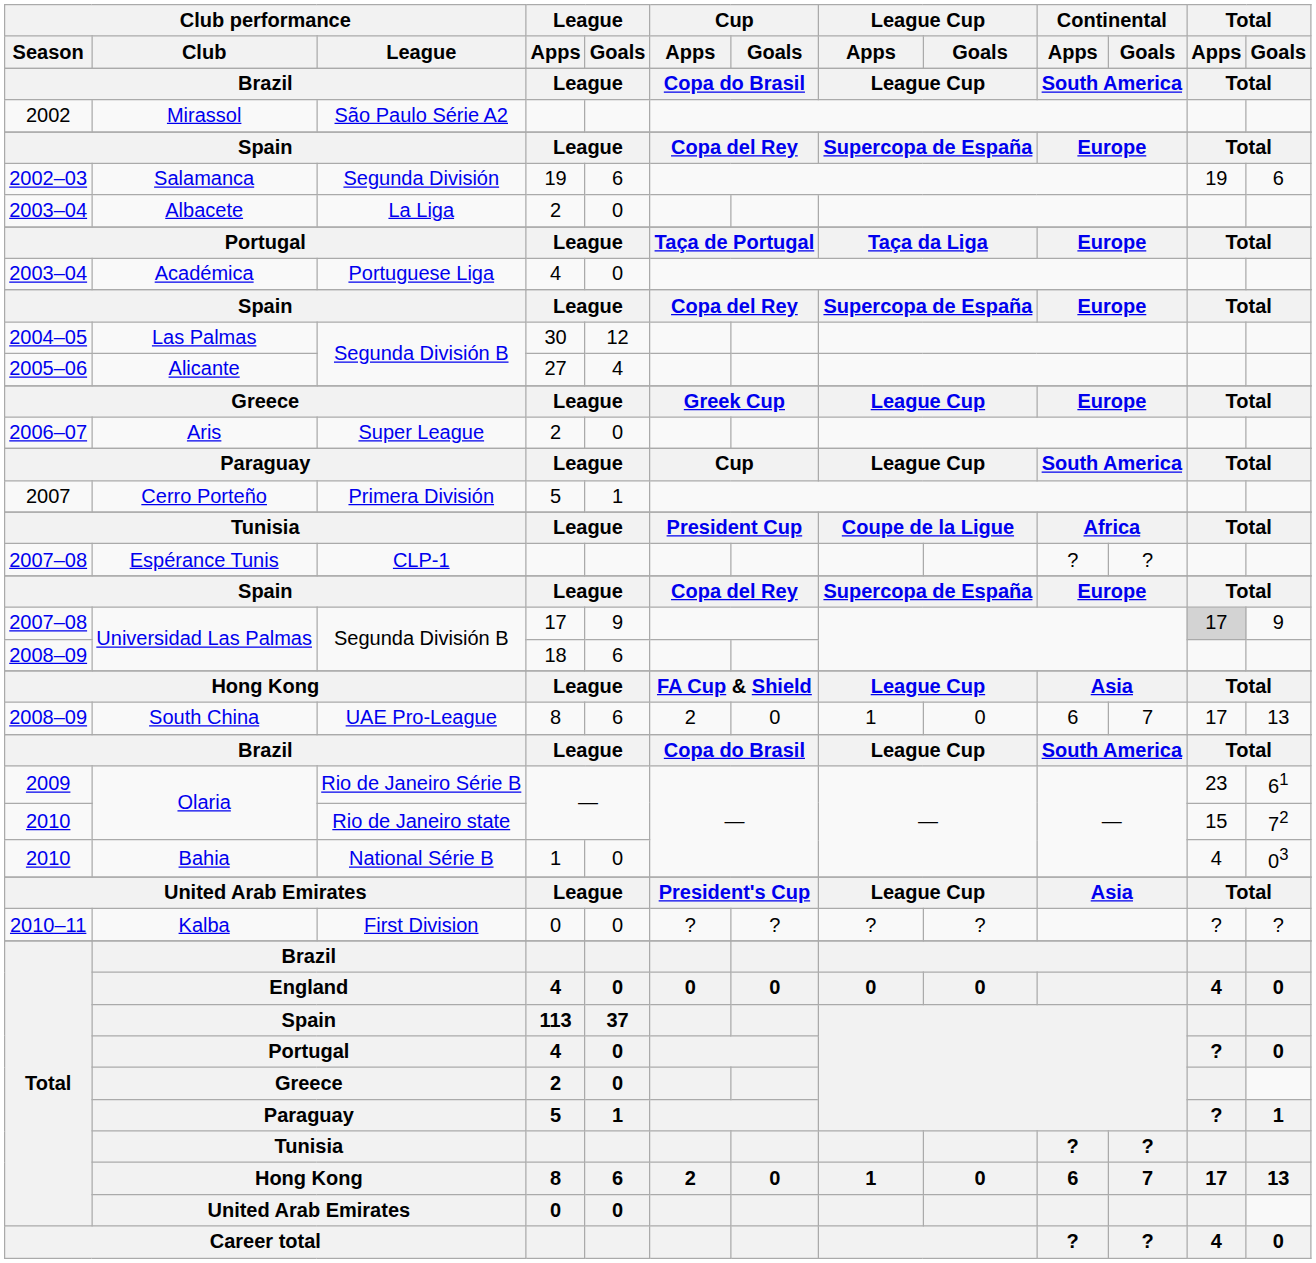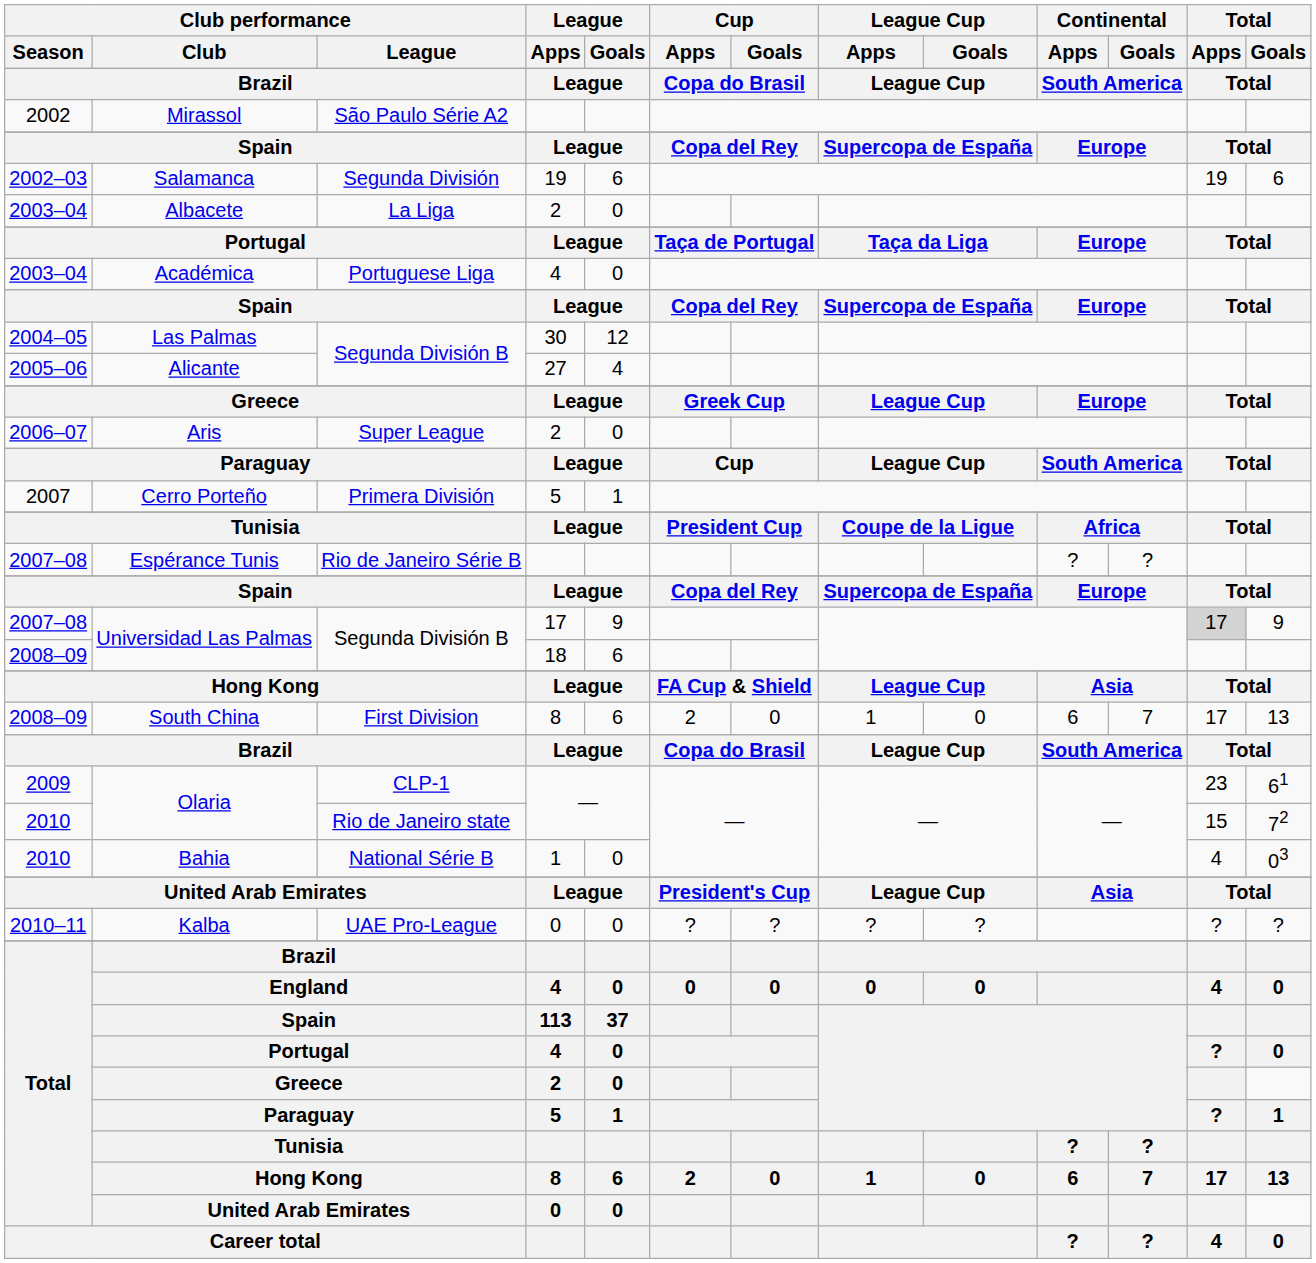(421, 559) CLP-1 -> (421, 559) Rio de Janeiro Série B
(421, 718) UAE Pro-League -> (421, 718) First Division
(421, 784) Rio de Janeiro Série B -> (421, 784) CLP-1
(421, 924) First Division -> (421, 924) UAE Pro-League
